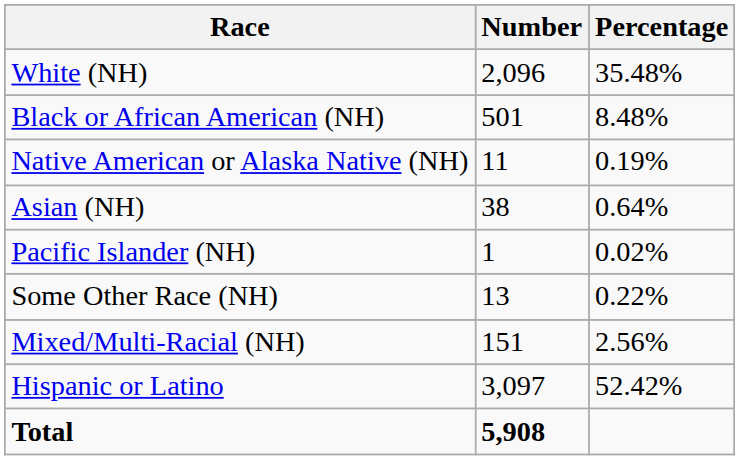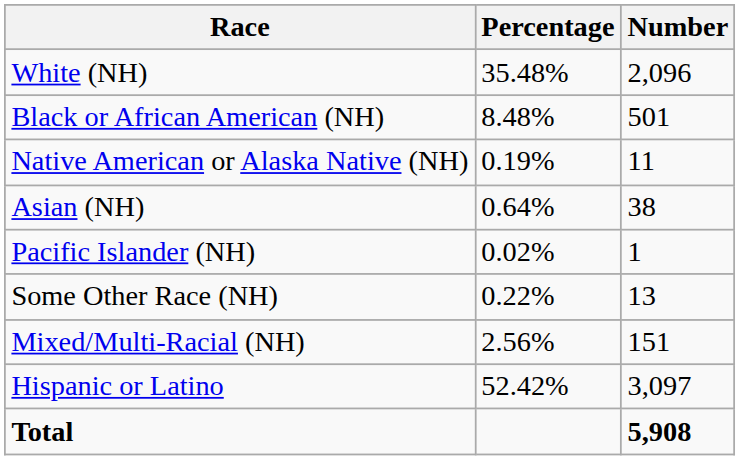columns swapped: (532, 26) <-> (662, 26)
